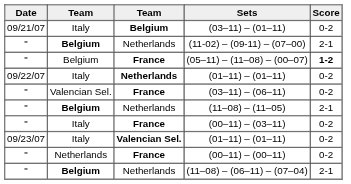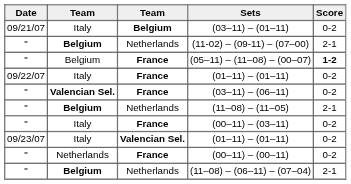(149, 76) Netherlands -> (152, 76) France
(81, 92) normal -> (82, 92) bold
